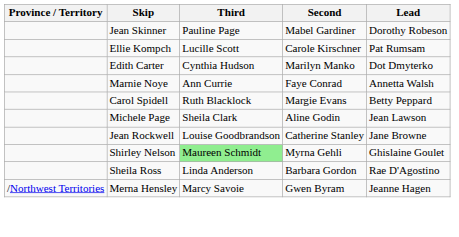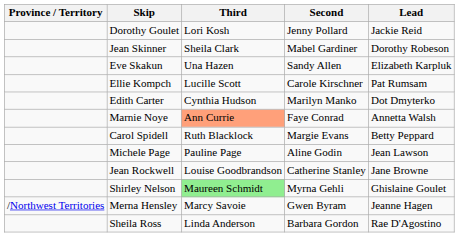+ row: (144, 30)
(211, 30) Pauline Page -> (212, 48) Sheila Clark
+ row: (136, 65)
(207, 83) no background -> (209, 118) lightsalmon background
(210, 118) Sheila Clark -> (213, 153) Pauline Page
rows swapped: (135, 170) <-> (143, 188)
